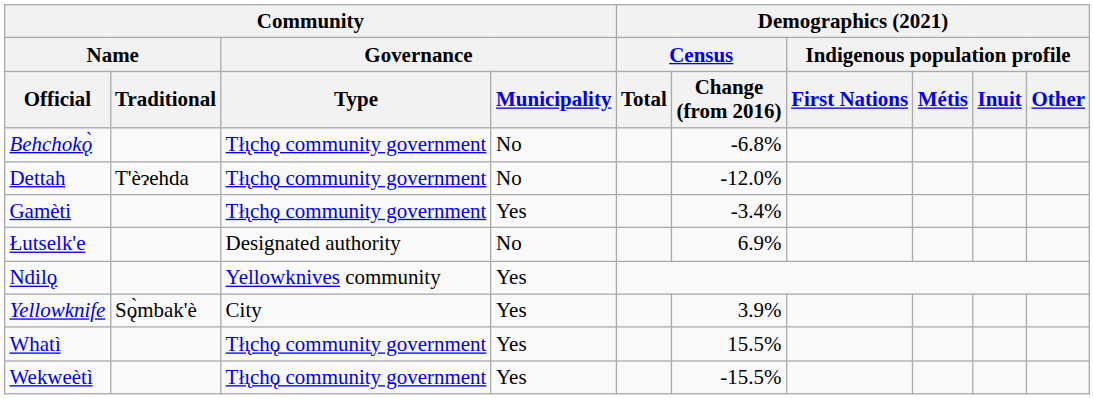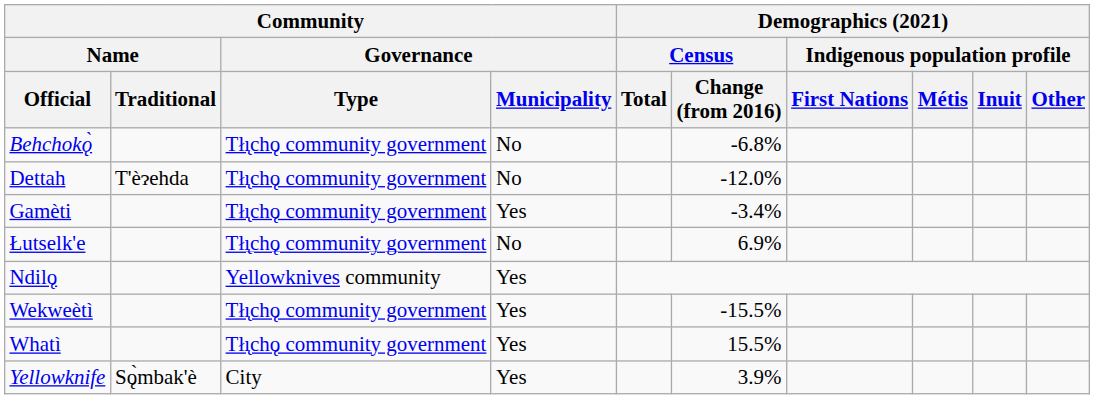(313, 244) Designated authority -> (356, 244) Tłı̨chǫ community government
rows swapped: (51, 377) <-> (57, 310)
